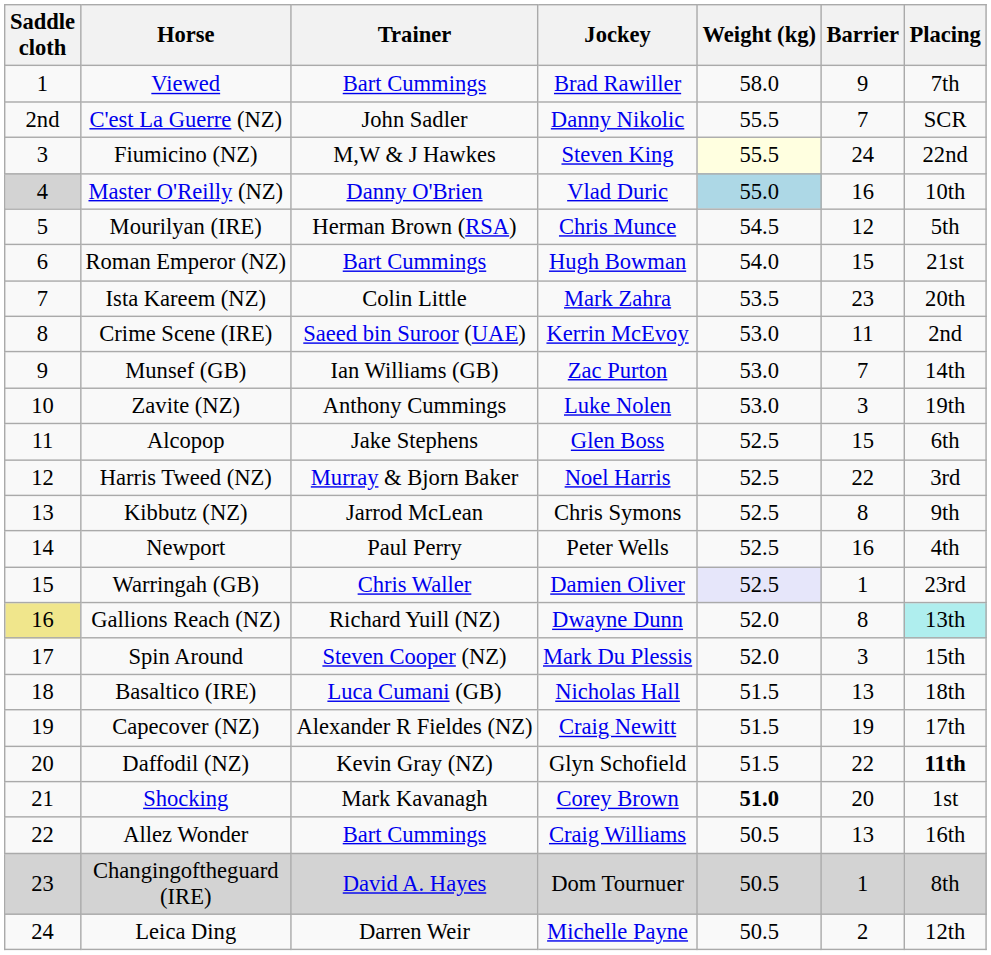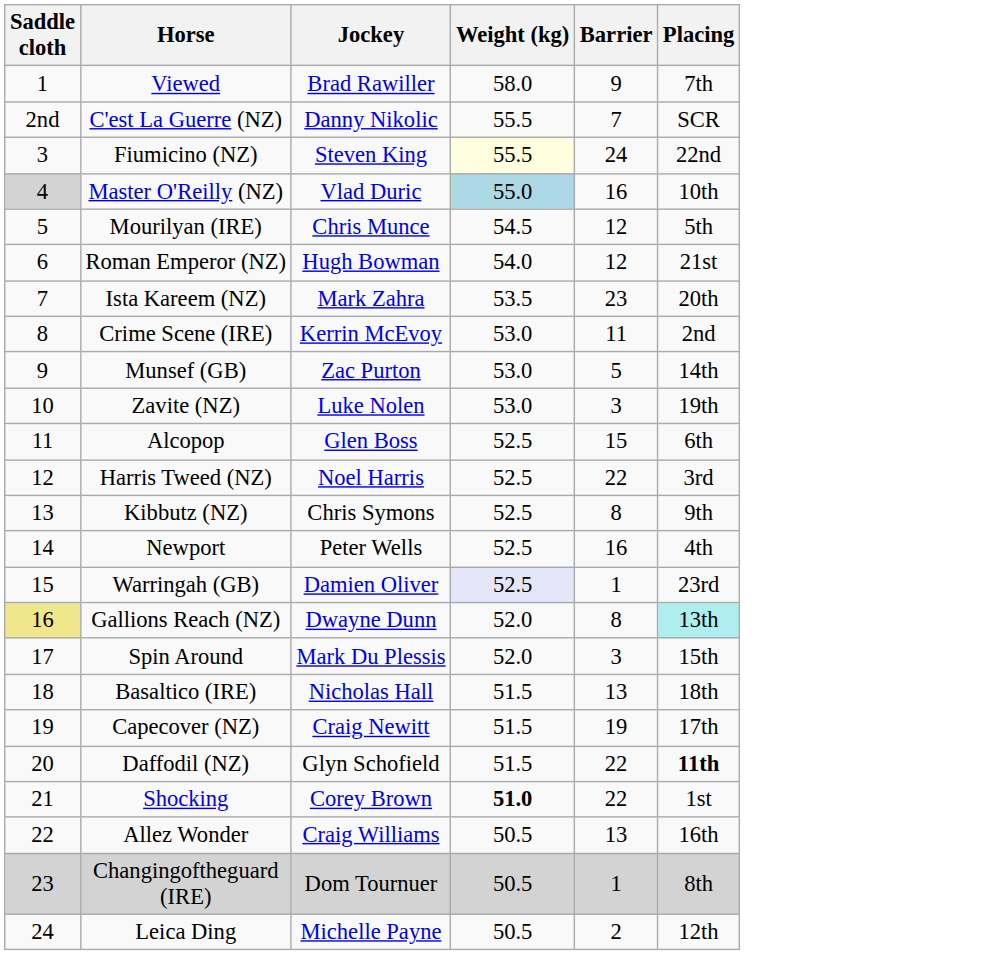- column: (414, 35)
(863, 262) 15 -> (616, 262) 12
(863, 369) 7 -> (616, 369) 5
(863, 799) 20 -> (616, 799) 22
